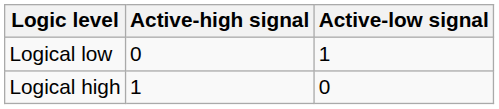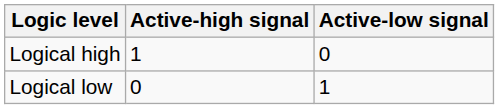rows swapped: (65, 86) <-> (61, 53)
